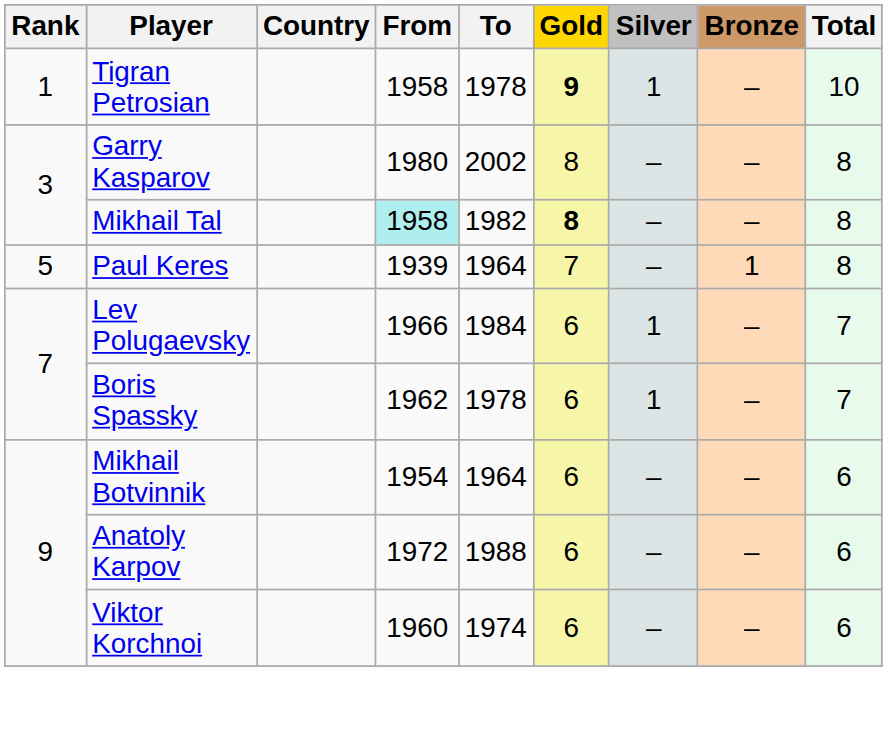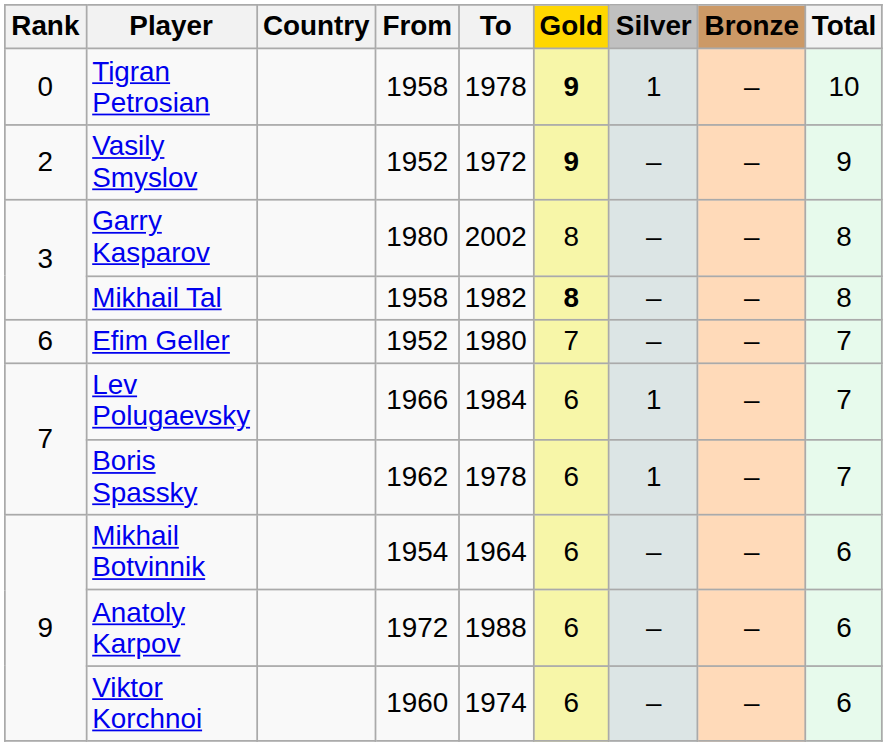(45, 86) 1 -> (45, 86) 0
+ row: (145, 161)
(417, 221) paleturquoise background -> (417, 297) no background
- row: (160, 265)
+ row: (161, 341)
